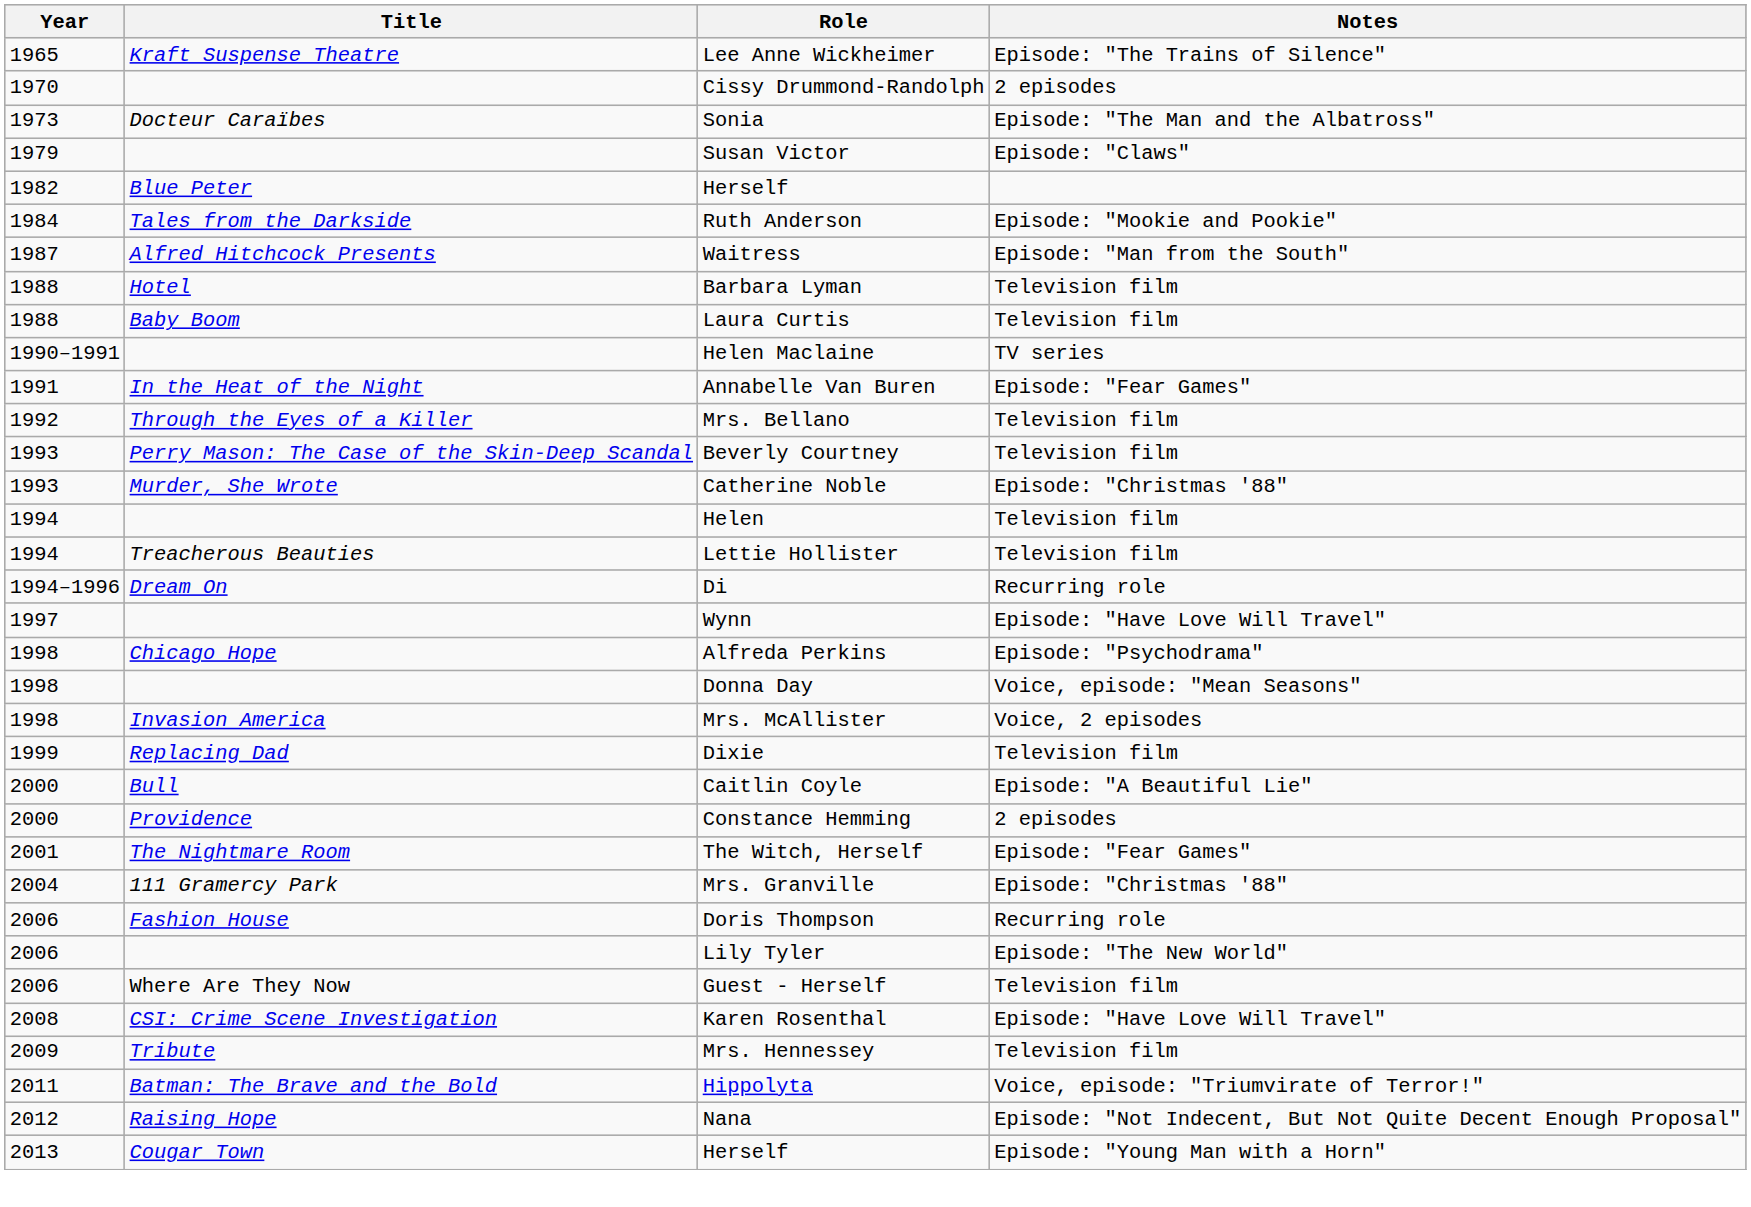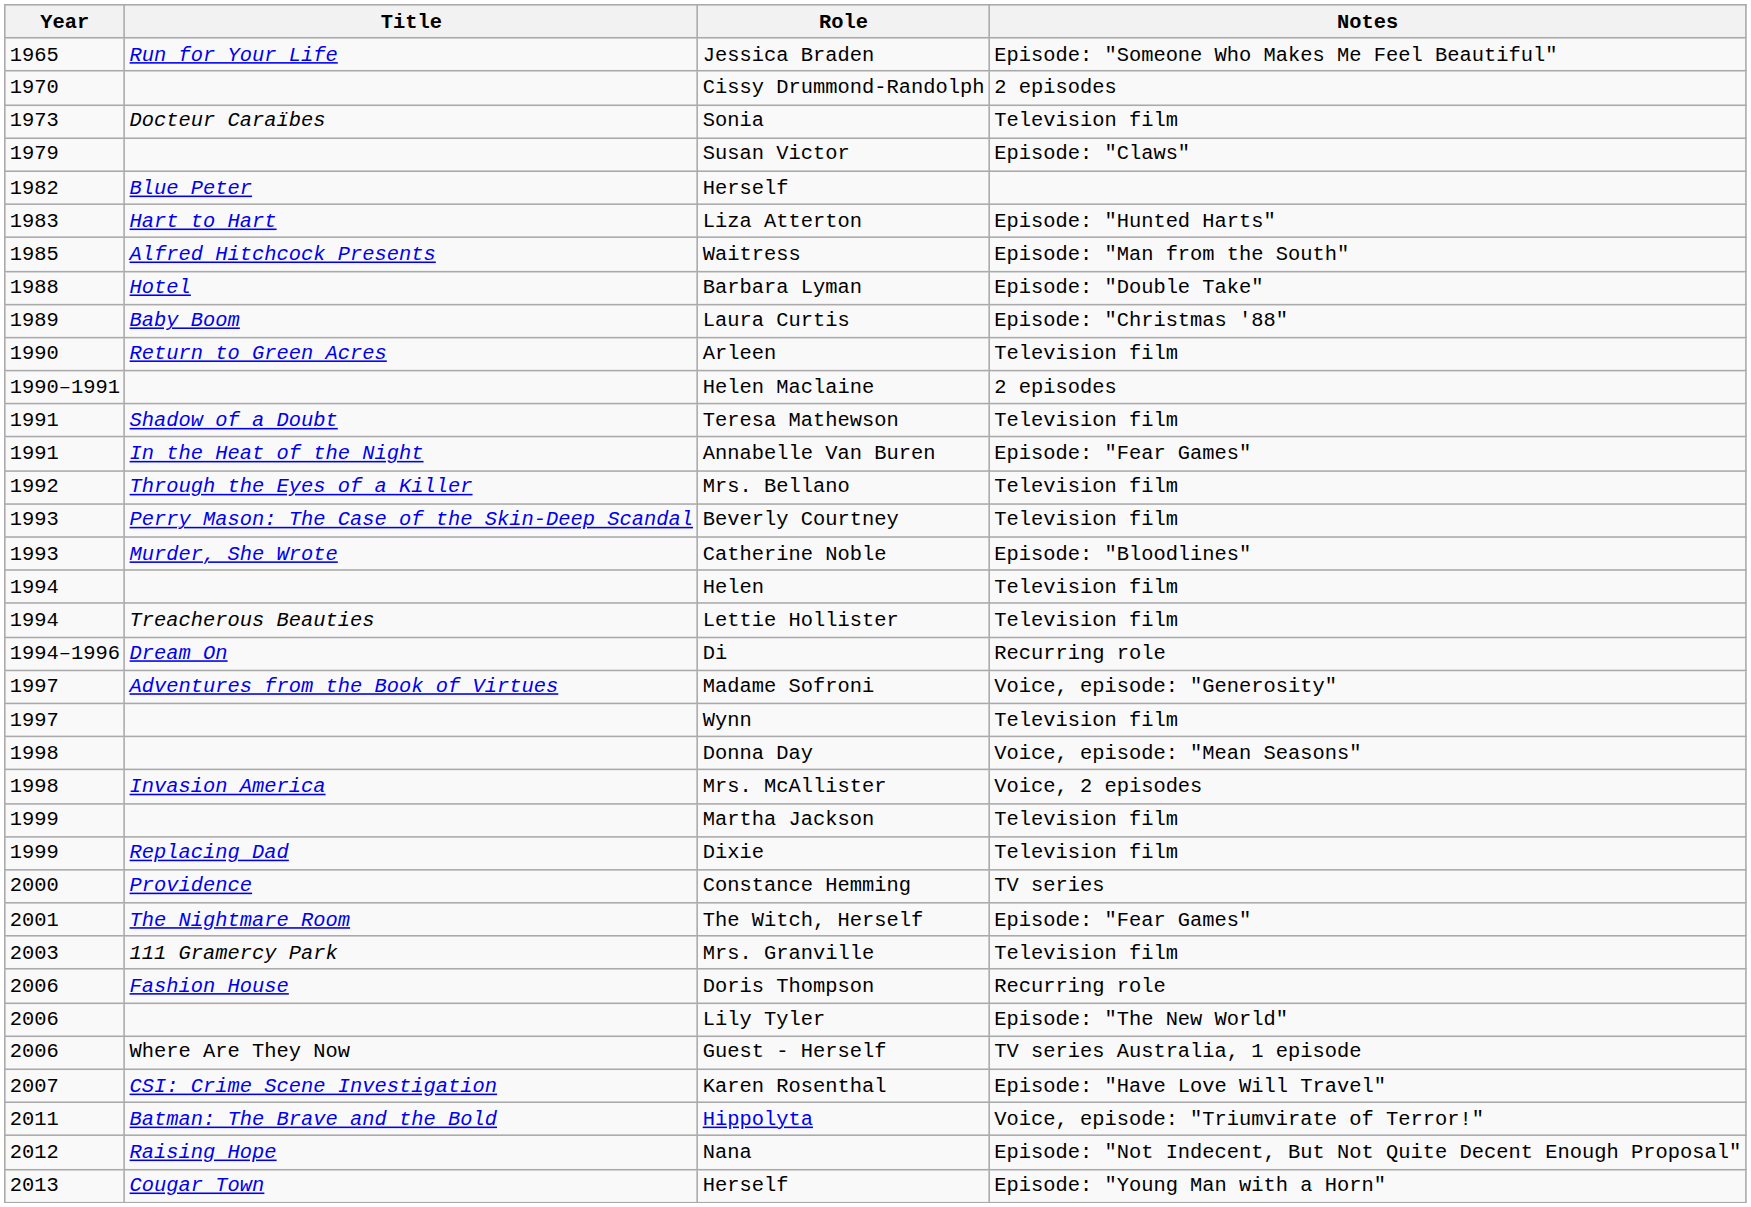- row: (264, 55)
+ row: (234, 55)
(1215, 121) Episode: "The Man and the Albatross" -> (1086, 121) Television film
+ row: (203, 221)
- row: (270, 221)
(34, 254) 1987 -> (34, 254) 1985
(1086, 288) Television film -> (1129, 288) Episode: "Double Take"
(34, 321) 1988 -> (34, 321) 1989
(1086, 321) Television film -> (1141, 321) Episode: "Christmas '88"
+ row: (258, 354)
(1049, 354) TV series -> (1055, 387) 2 episodes
+ row: (234, 421)
(1141, 487) Episode: "Christmas '88" -> (1123, 554) Episode: "Bloodlines"
+ row: (344, 687)
(1190, 620) Episode: "Have Love Will Travel" -> (1086, 720) Television film
- row: (203, 653)
+ row: (411, 820)
- row: (154, 786)
(1055, 820) 2 episodes -> (1049, 886) TV series
(34, 886) 2004 -> (34, 953) 2003
(1141, 886) Episode: "Christmas '88" -> (1086, 953) Television film
(1086, 986) Television film -> (1178, 1053) TV series Australia, 1 episode
(34, 1019) 2008 -> (34, 1086) 2007
- row: (172, 1053)
